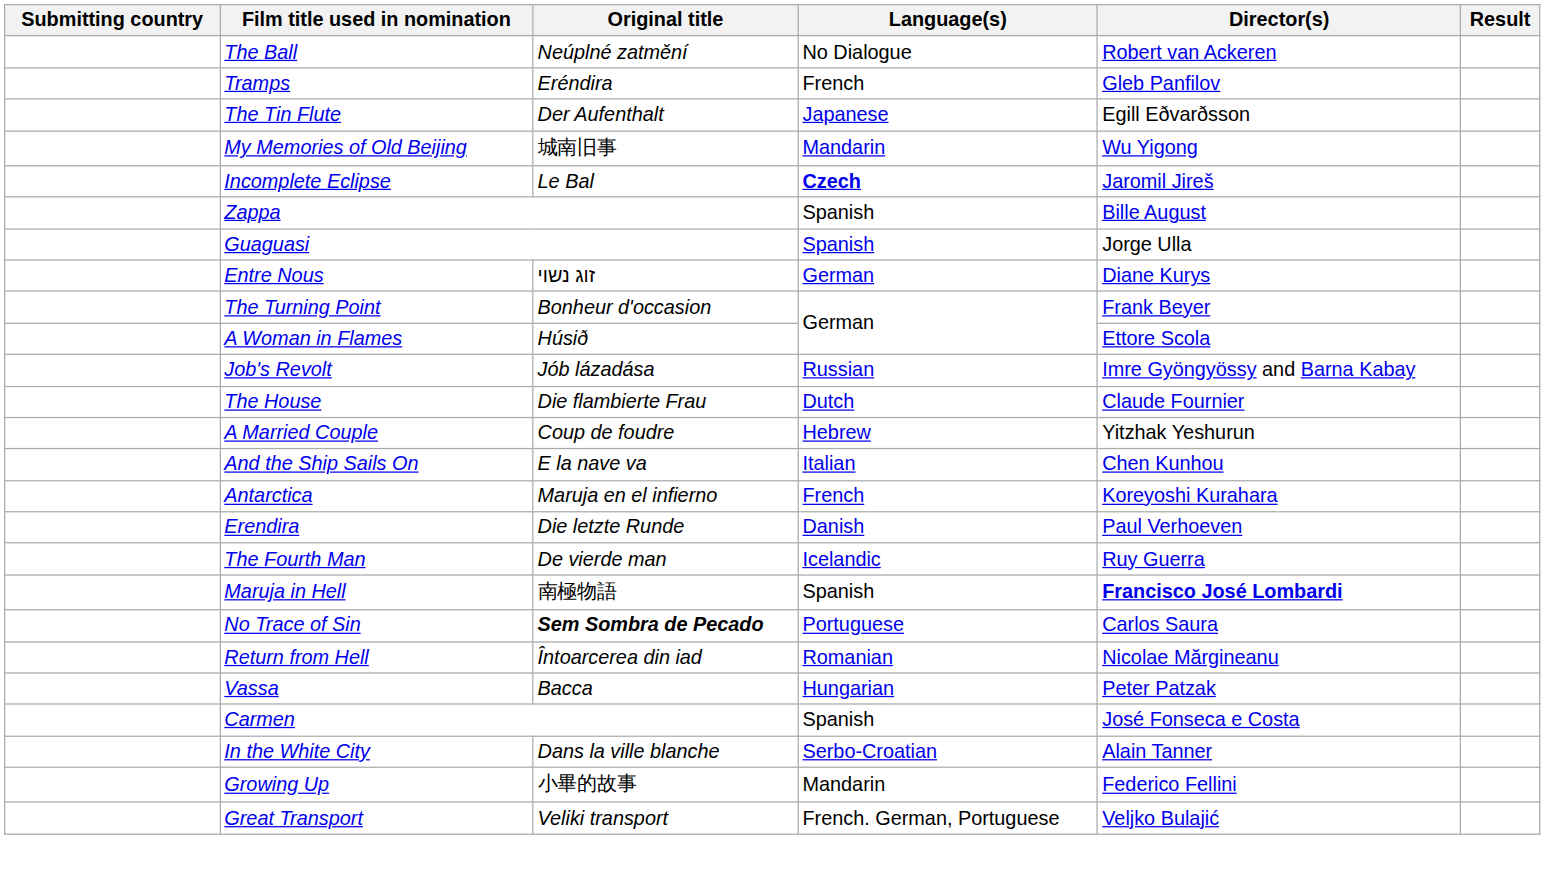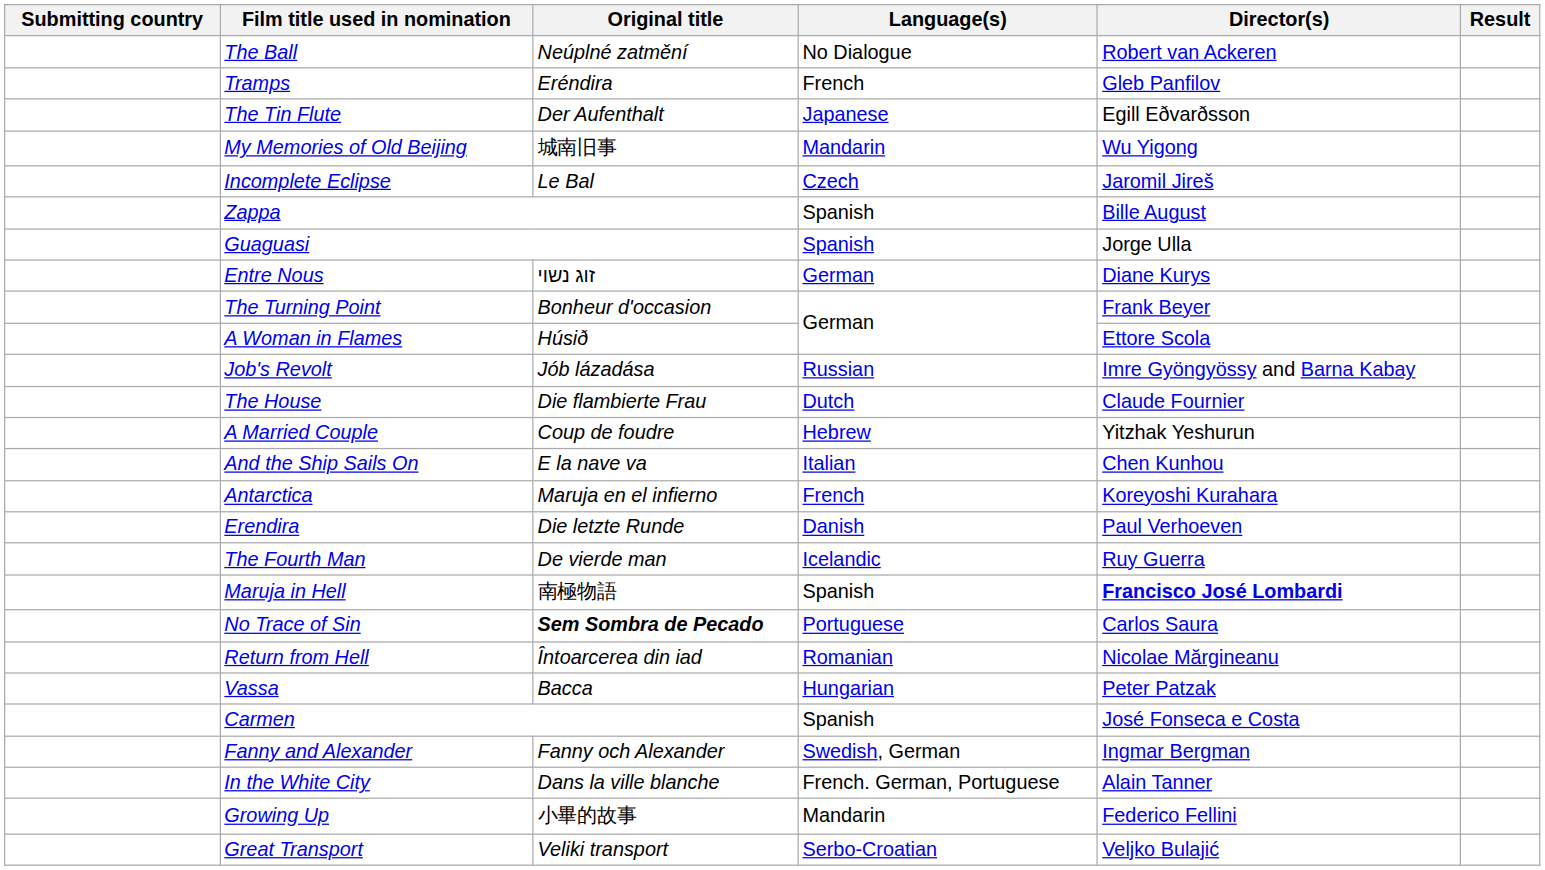(832, 181) bold -> (831, 181) normal
+ row: (318, 751)
(870, 751) Serbo-Croatian -> (931, 782) French. German, Portuguese
(931, 818) French. German, Portuguese -> (870, 849) Serbo-Croatian
